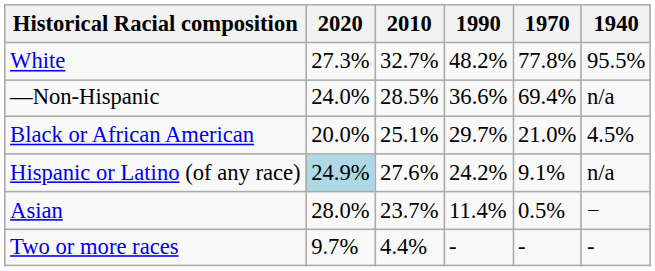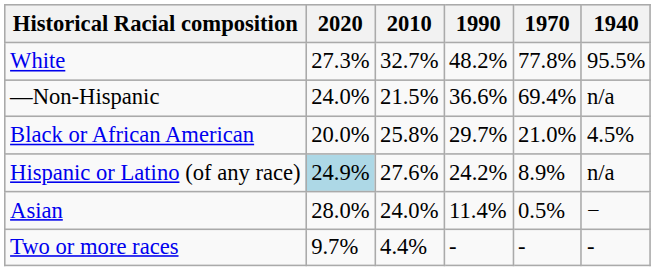(409, 98) 28.5% -> (409, 98) 21.5%
(409, 135) 25.1% -> (409, 135) 25.8%
(542, 172) 9.1% -> (542, 172) 8.9%
(409, 209) 23.7% -> (409, 209) 24.0%
